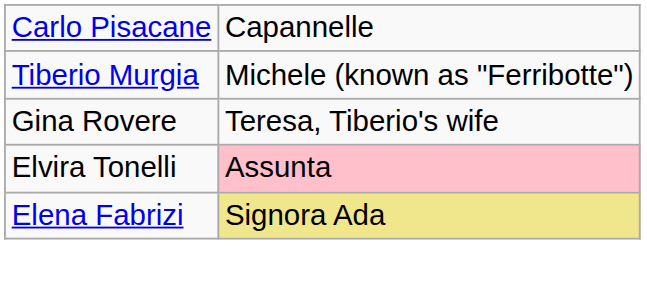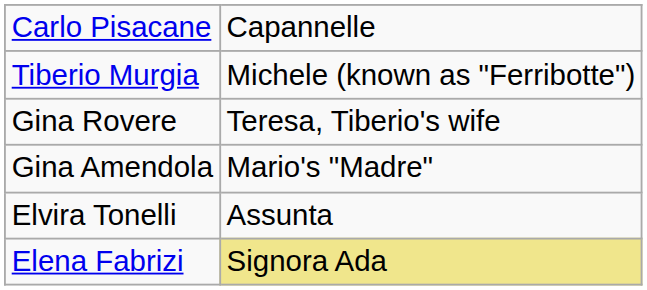+ row: (112, 167)
(278, 167) pink background -> (280, 214) no background
